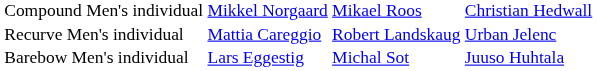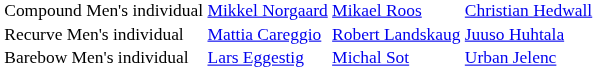(511, 34) Urban Jelenc -> (514, 34) Juuso Huhtala
(514, 57) Juuso Huhtala -> (511, 57) Urban Jelenc
